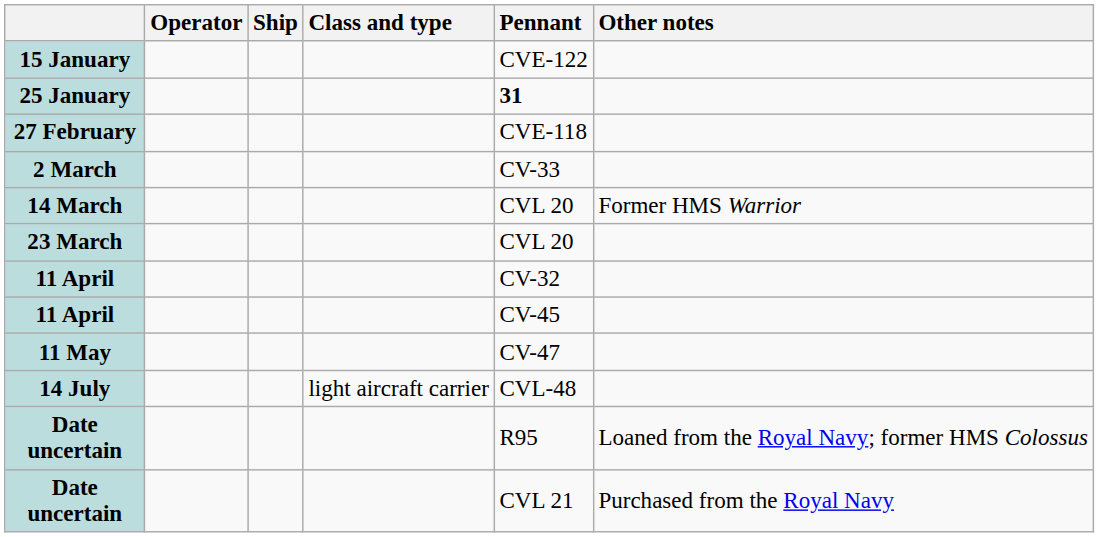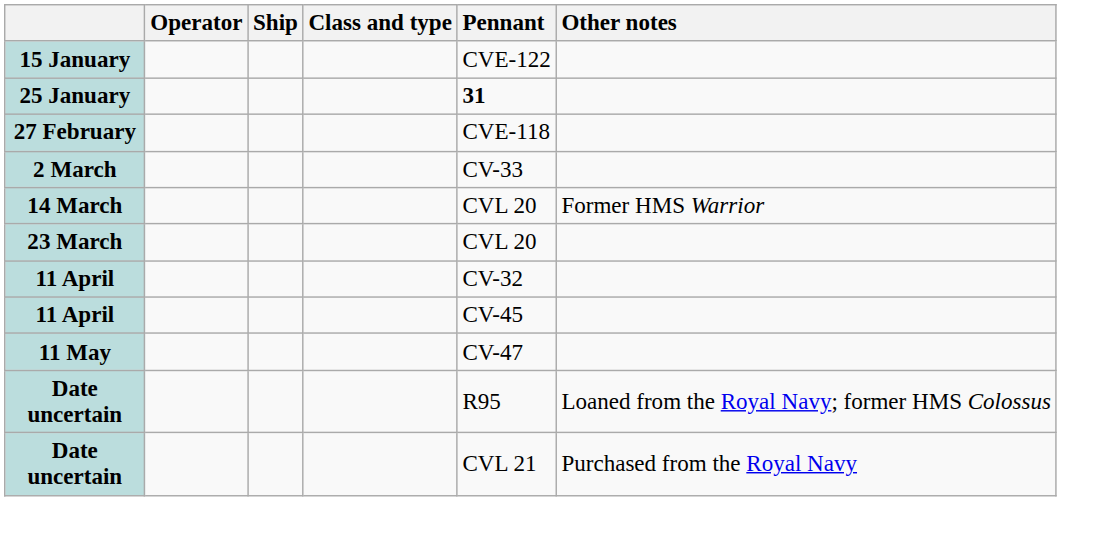- row: (75, 388)
